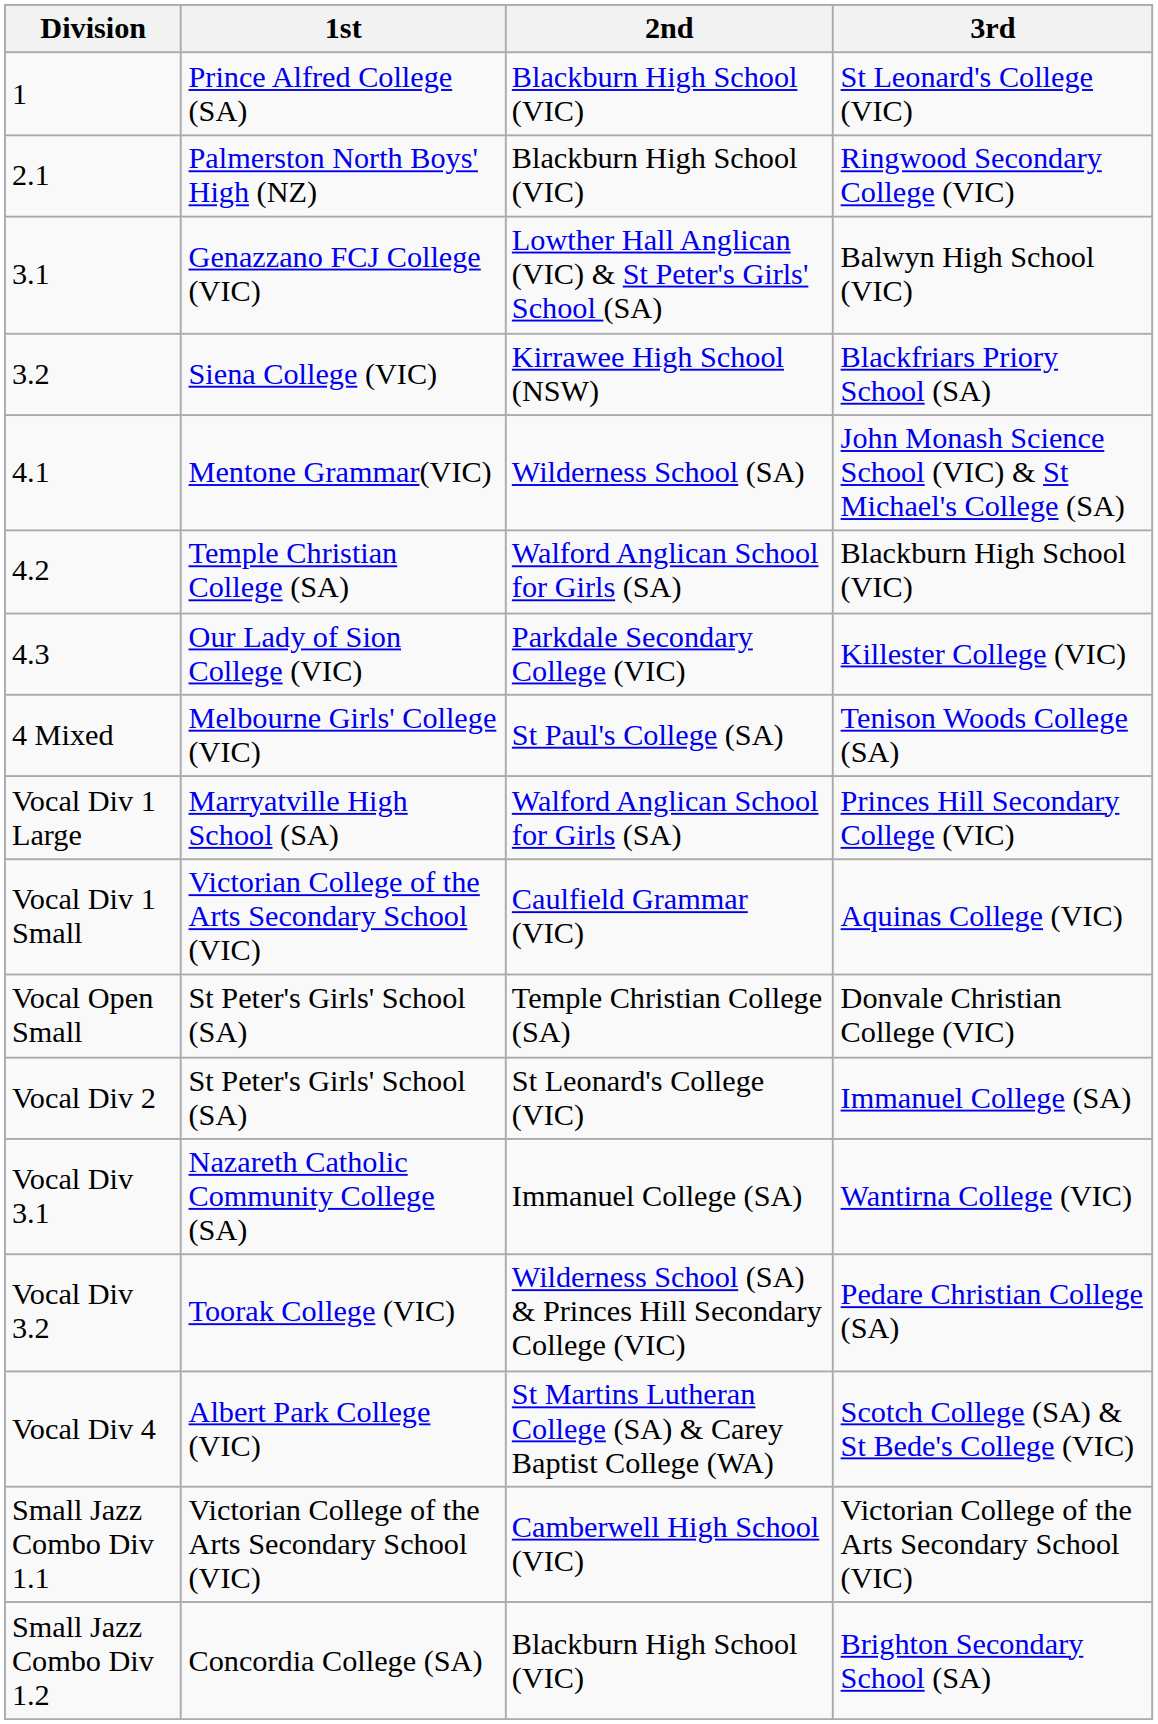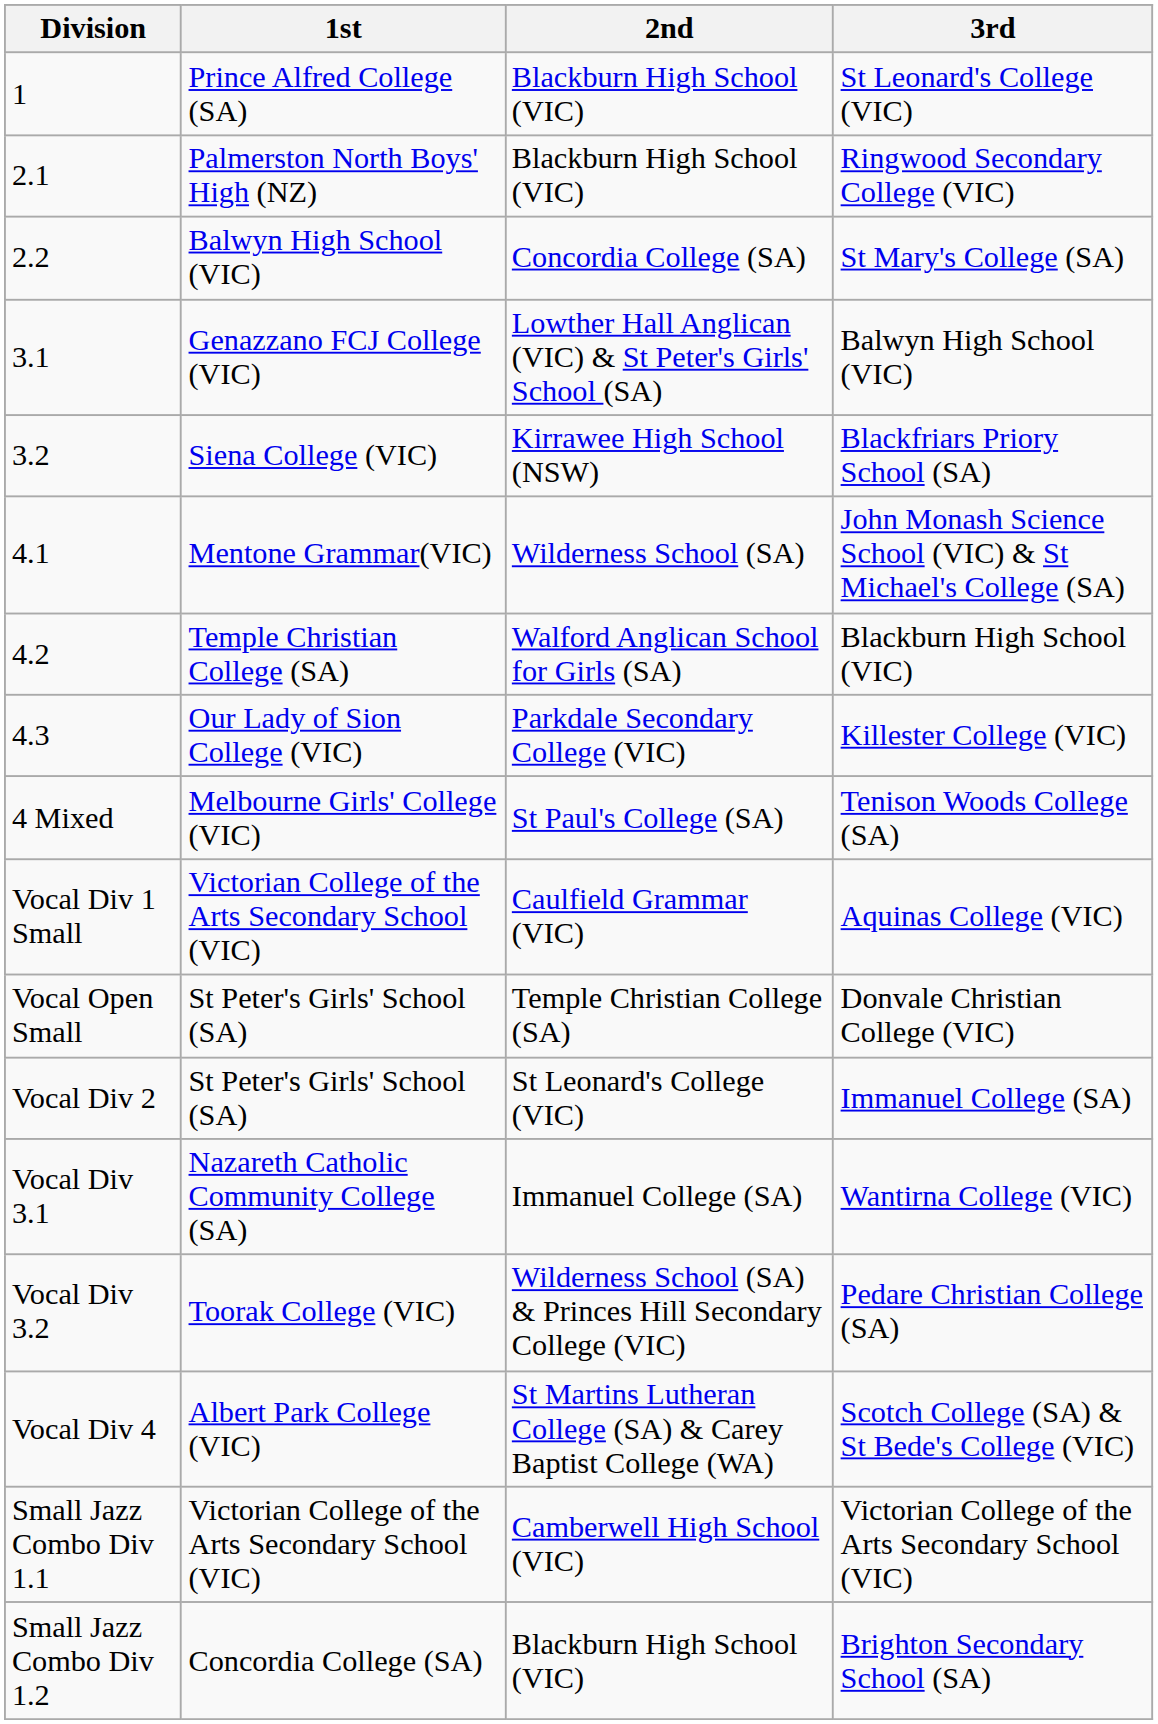+ row: (31, 257)
- row: (84, 817)
